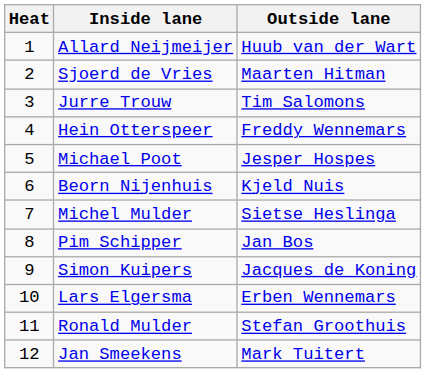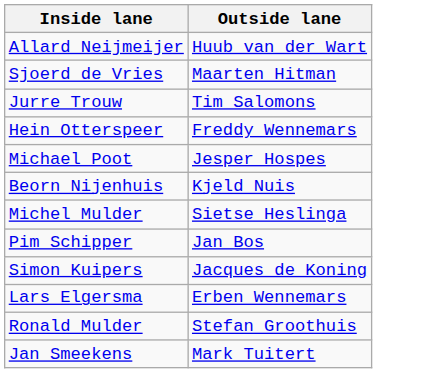- column: (29, 19)
